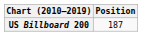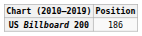(115, 25) 187 -> (115, 25) 186
